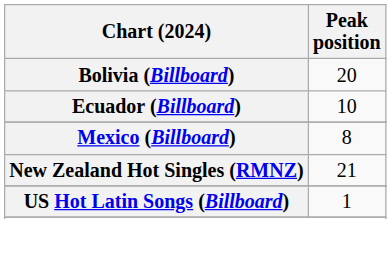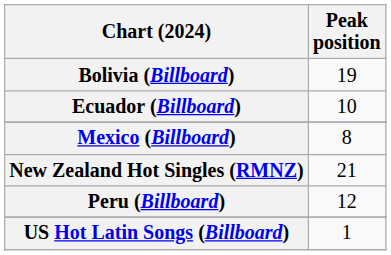(347, 74) 20 -> (347, 74) 19
+ row: (156, 201)
